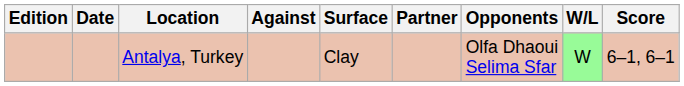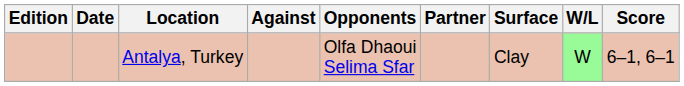columns swapped: (356, 18) <-> (512, 18)
